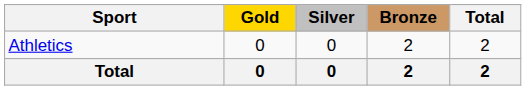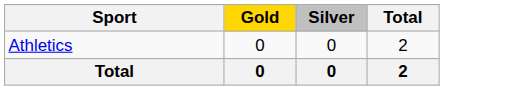- column: (408, 17)
